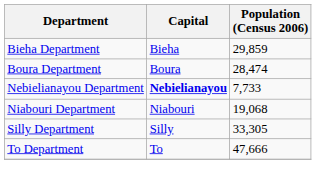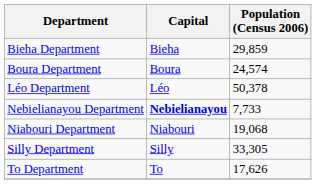(250, 68) 28,474 -> (250, 68) 24,574
+ row: (49, 88)
(250, 149) 47,666 -> (250, 169) 17,626
